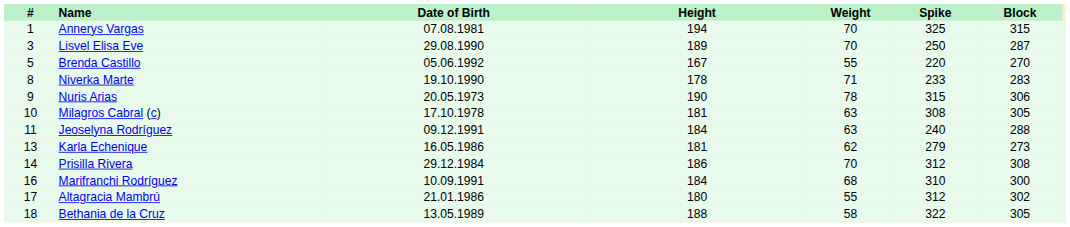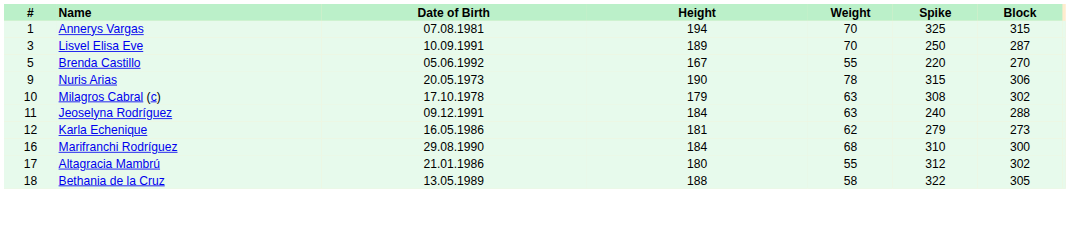(454, 46) 29.08.1990 -> (454, 46) 10.09.1991
- row: (96, 80)
(697, 113) 181 -> (697, 96) 179
(1020, 113) 305 -> (1020, 96) 302
(30, 147) 13 -> (30, 130) 12
- row: (96, 164)
(454, 180) 10.09.1991 -> (454, 147) 29.08.1990
